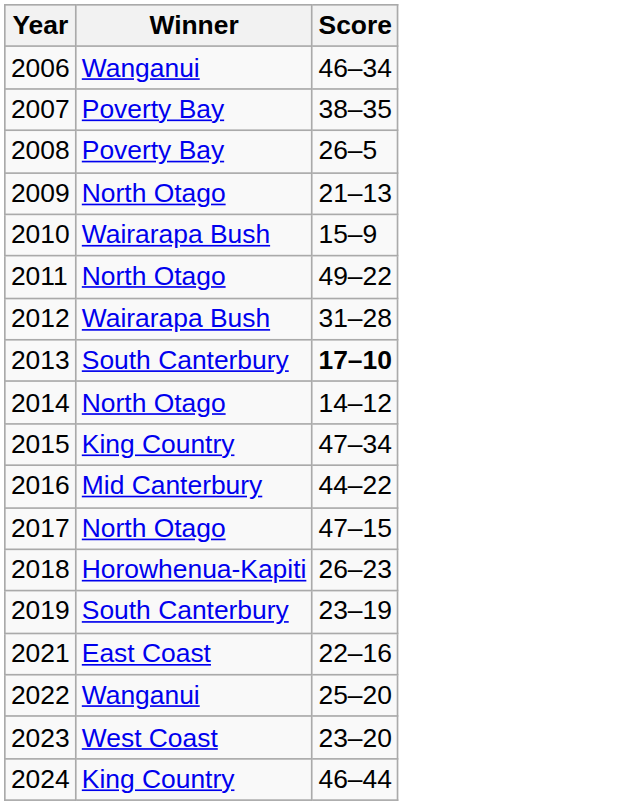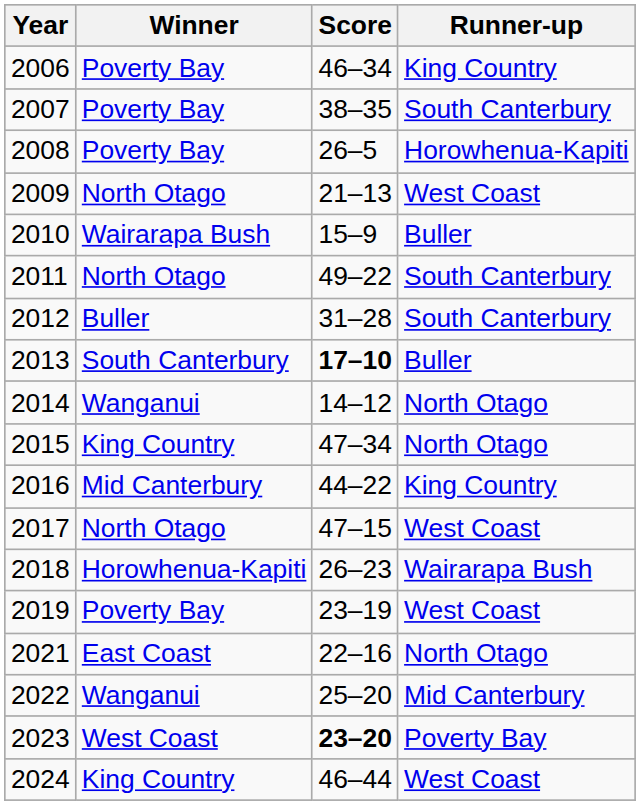+ column: (516, 25)
(141, 67) Wanganui -> (153, 67) Poverty Bay
(176, 318) Wairarapa Bush -> (116, 318) Buller
(154, 402) North Otago -> (141, 402) Wanganui
(185, 611) South Canterbury -> (153, 611) Poverty Bay
(355, 737) normal -> (355, 737) bold
